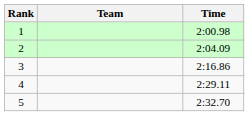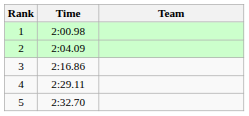columns swapped: (110, 13) <-> (213, 13)
